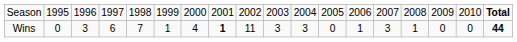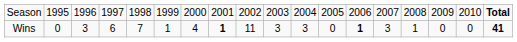(360, 28) normal -> (360, 28) bold
(498, 28) 44 -> (498, 28) 41
